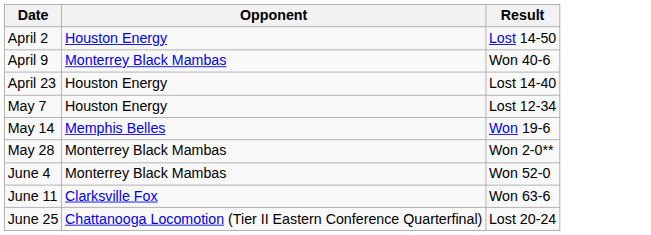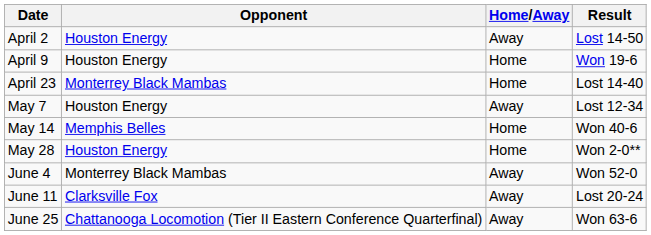+ column: (529, 15)
(146, 60) Monterrey Black Mambas -> (116, 60) Houston Energy
(520, 60) Won 40-6 -> (607, 60) Won 19-6
(116, 83) Houston Energy -> (146, 83) Monterrey Black Mambas
(520, 128) Won 19-6 -> (607, 128) Won 40-6
(146, 151) Monterrey Black Mambas -> (116, 151) Houston Energy
(520, 196) Won 63-6 -> (610, 196) Lost 20-24
(523, 219) Lost 20-24 -> (607, 219) Won 63-6
